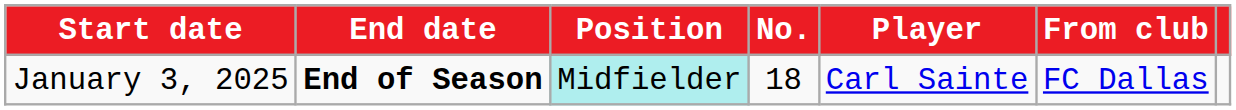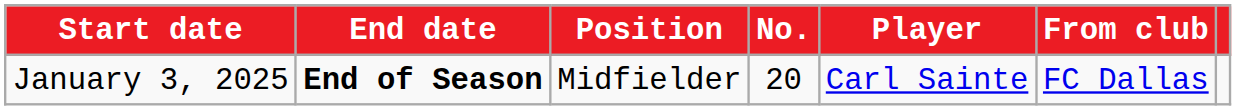(649, 80) paleturquoise background -> (649, 80) no background
(784, 80) 18 -> (784, 80) 20
